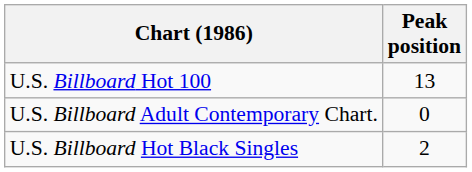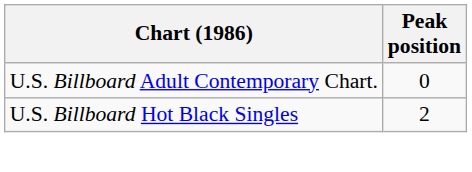- row: (110, 80)
